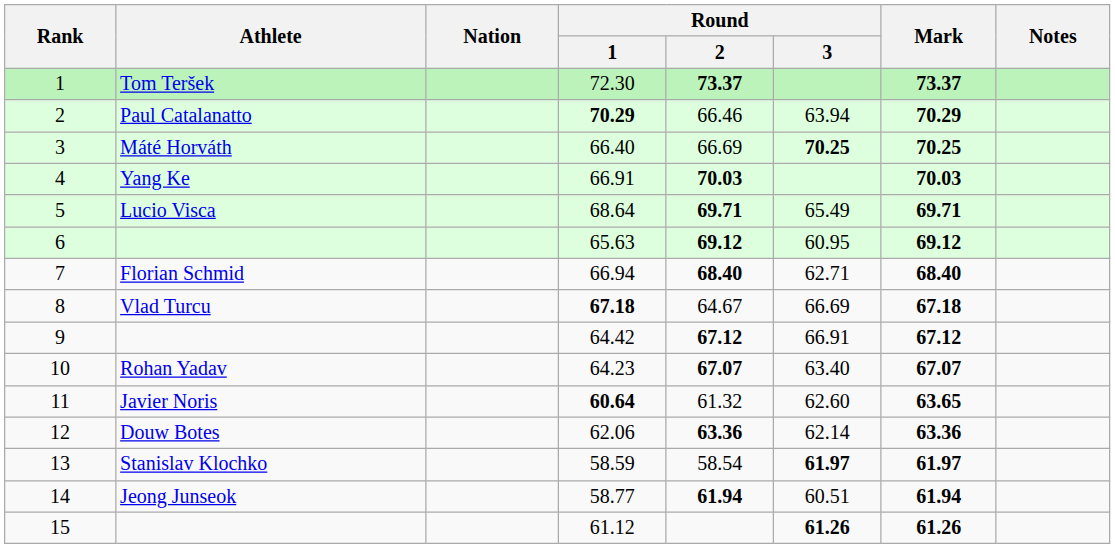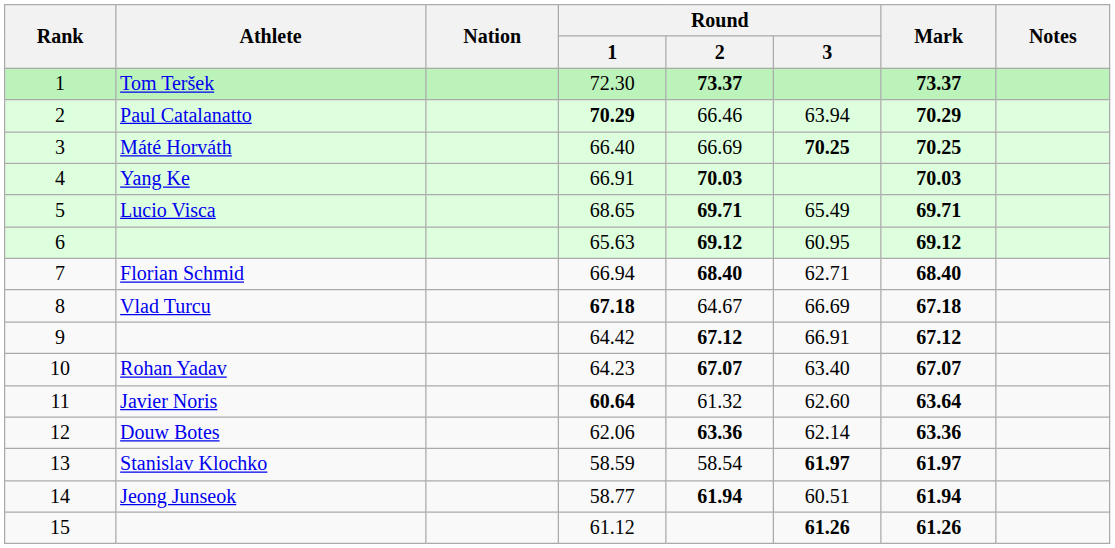(612, 210) 68.64 -> (612, 210) 68.65
(939, 400) 63.65 -> (939, 400) 63.64
